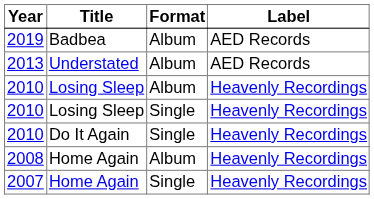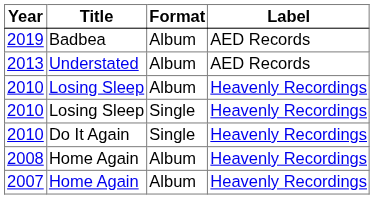(172, 182) Single -> (173, 182) Album
